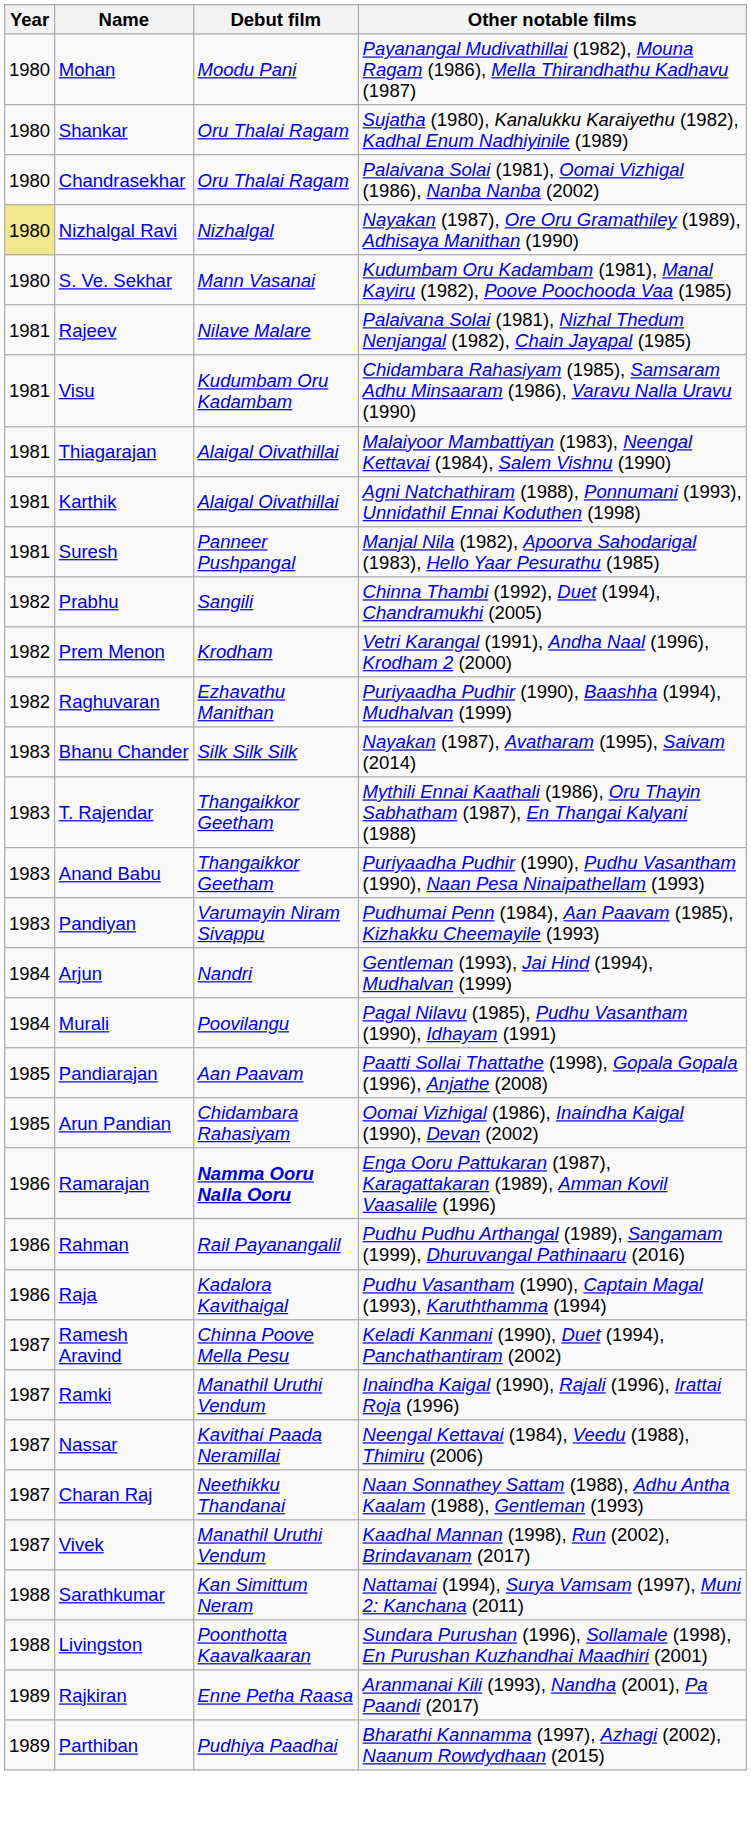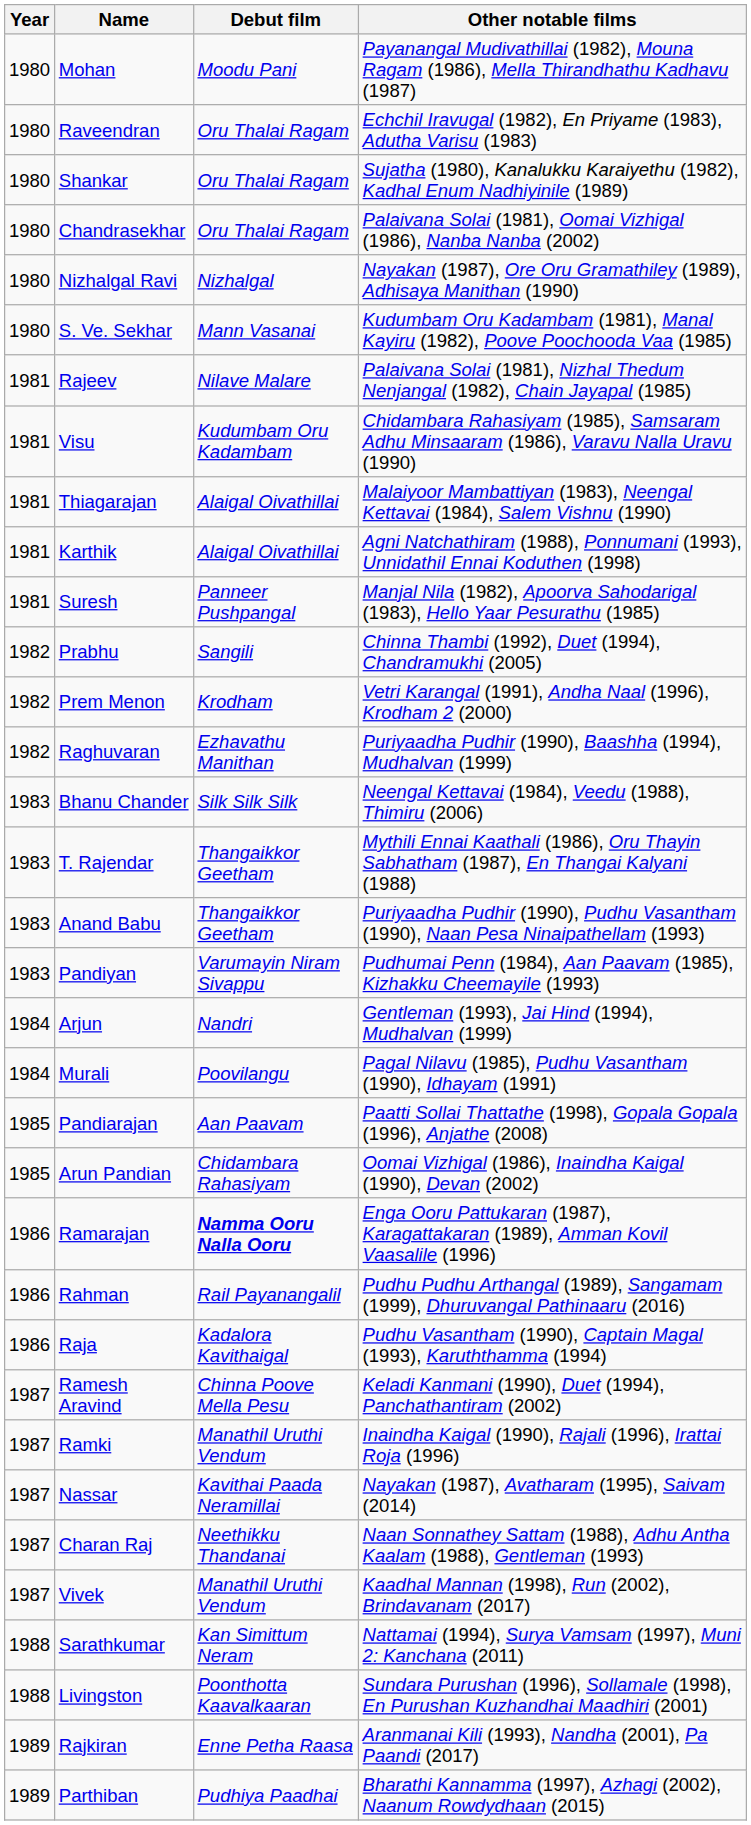+ row: (109, 130)
(30, 230) khaki background -> (30, 280) no background
(544, 752) Nayakan (1987), Avatharam (1995), Saivam (2014) -> (526, 802) Neengal Kettavai (1984), Veedu (1988), Thimiru (2006)
(526, 1445) Neengal Kettavai (1984), Veedu (1988), Thimiru (2006) -> (544, 1495) Nayakan (1987), Avatharam (1995), Saivam (2014)
